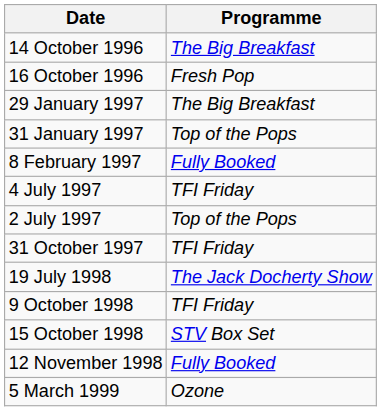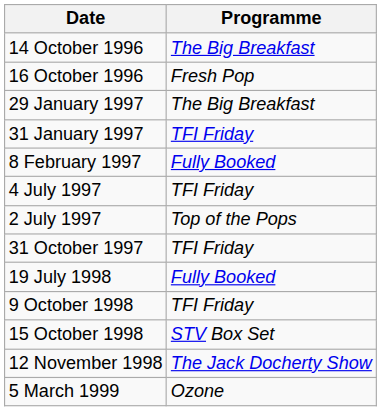(234, 133) Top of the Pops -> (212, 133) TFI Friday
(271, 276) The Jack Docherty Show -> (223, 276) Fully Booked
(223, 362) Fully Booked -> (271, 362) The Jack Docherty Show
